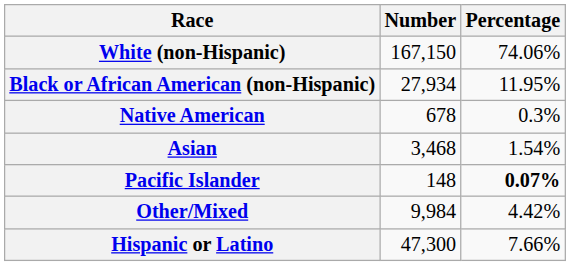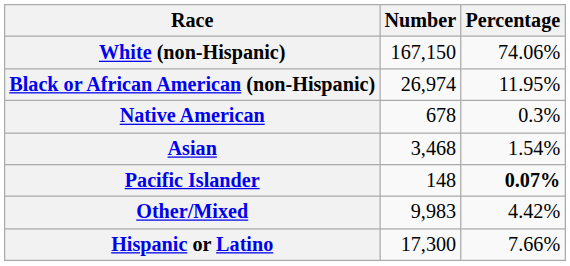(428, 84) 27,934 -> (428, 84) 26,974
(433, 212) 9,984 -> (433, 212) 9,983
(428, 244) 47,300 -> (428, 244) 17,300
